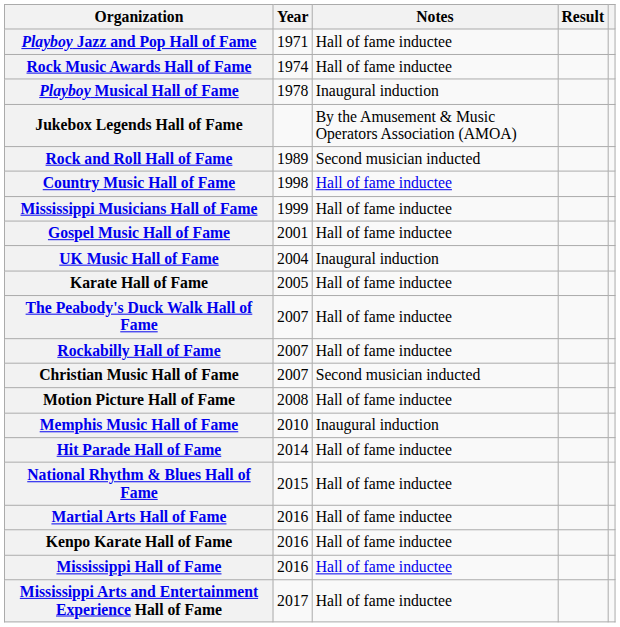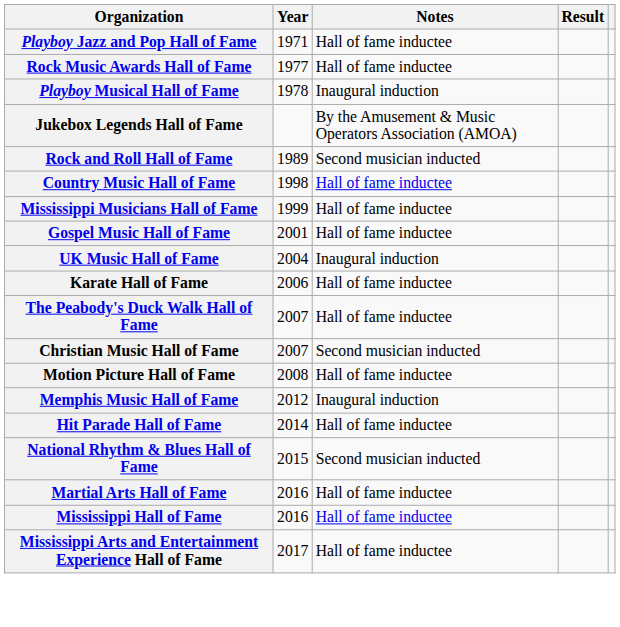(293, 66) 1974 -> (293, 66) 1977
(293, 283) 2005 -> (293, 283) 2006
- row: (139, 350)
(293, 425) 2010 -> (293, 400) 2012
(384, 483) Hall of fame inductee -> (398, 458) Second musician inducted
- row: (139, 542)
